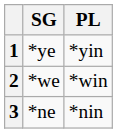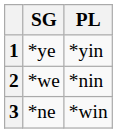(88, 81) *win -> (86, 81) *nin
(86, 111) *nin -> (88, 111) *win
